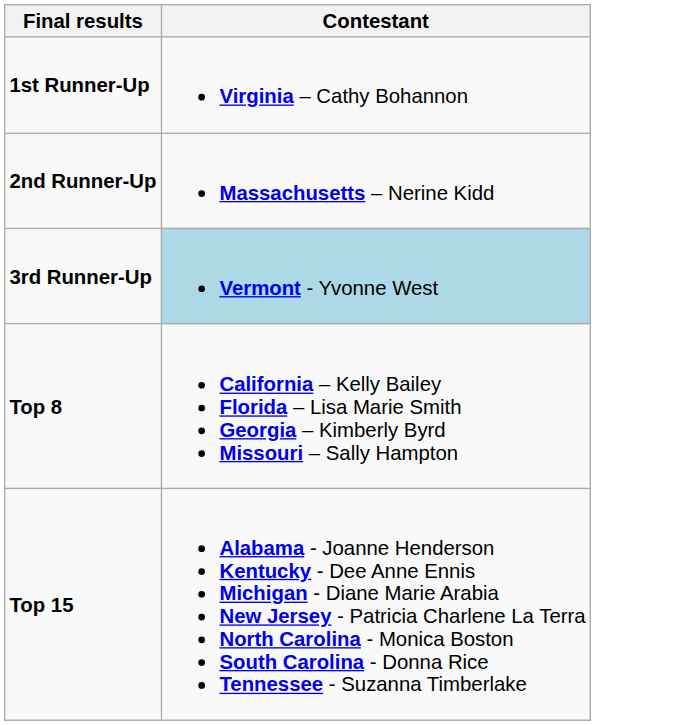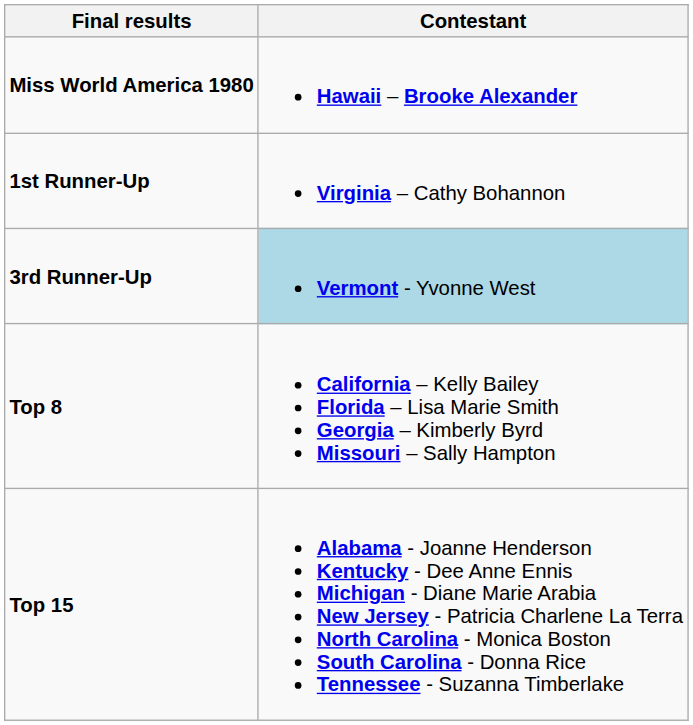+ row: (132, 85)
- row: (83, 181)
